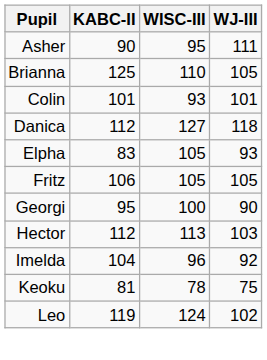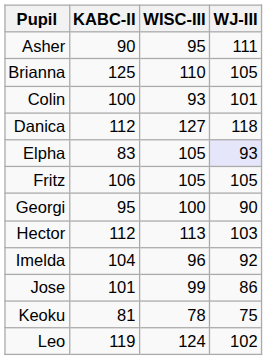(122, 99) 101 -> (122, 99) 100
(248, 153) no background -> (248, 153) lavender background
+ row: (48, 288)
